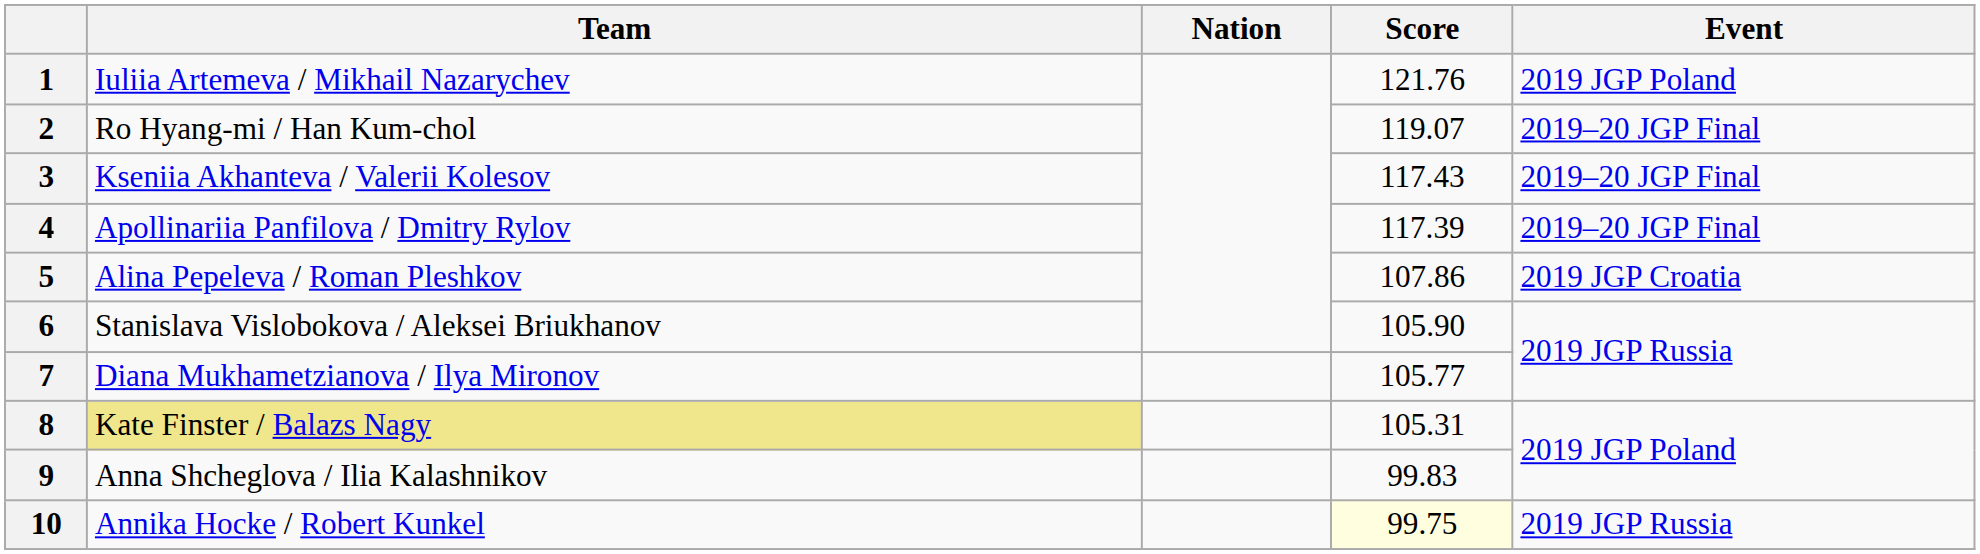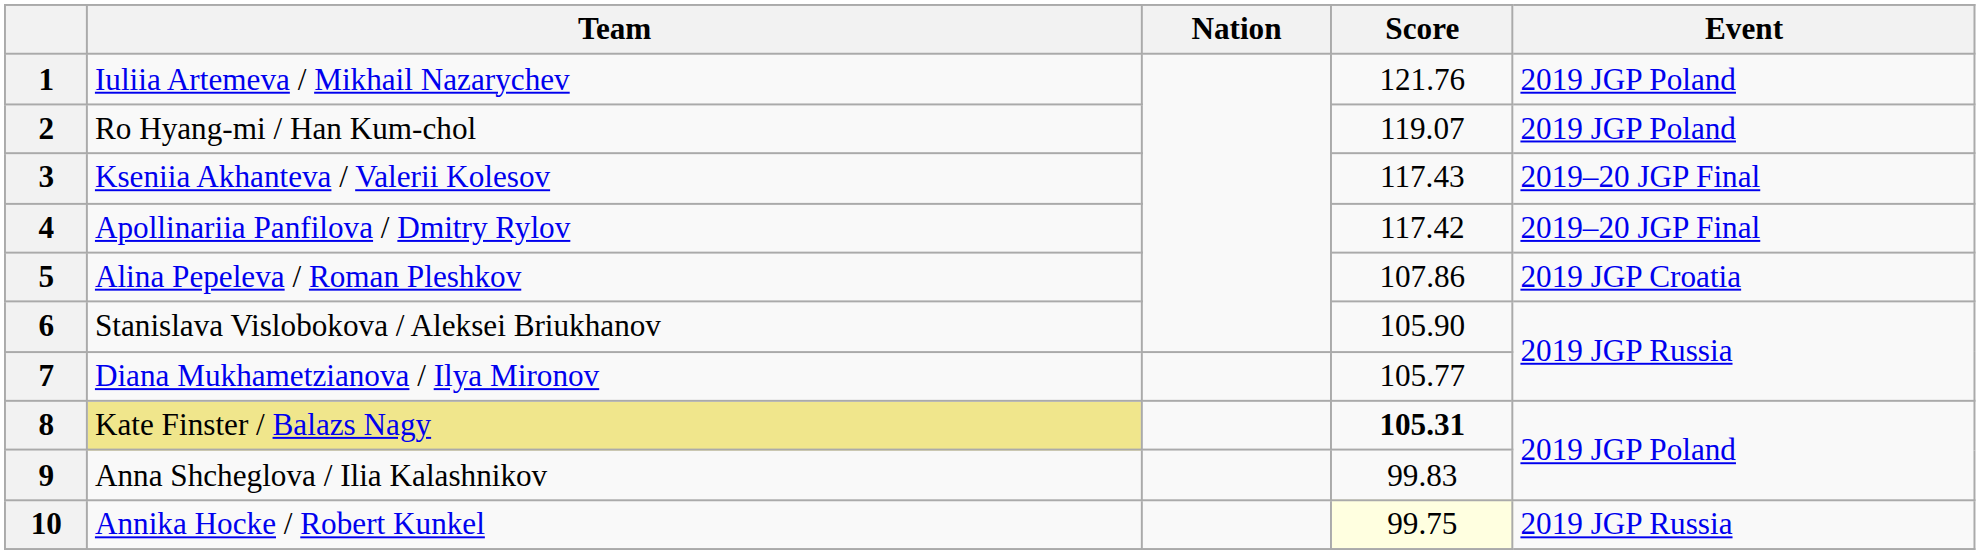(1640, 128) 2019–20 JGP Final -> (1628, 128) 2019 JGP Poland
(1422, 227) 117.39 -> (1422, 227) 117.42
(1422, 425) normal -> (1422, 425) bold
